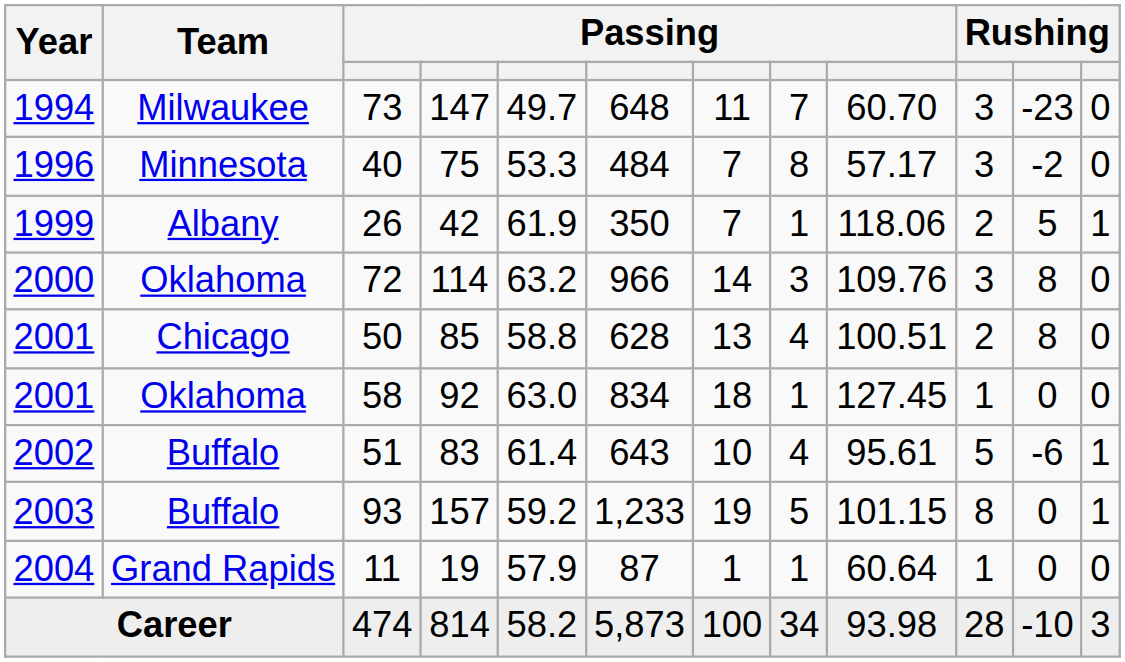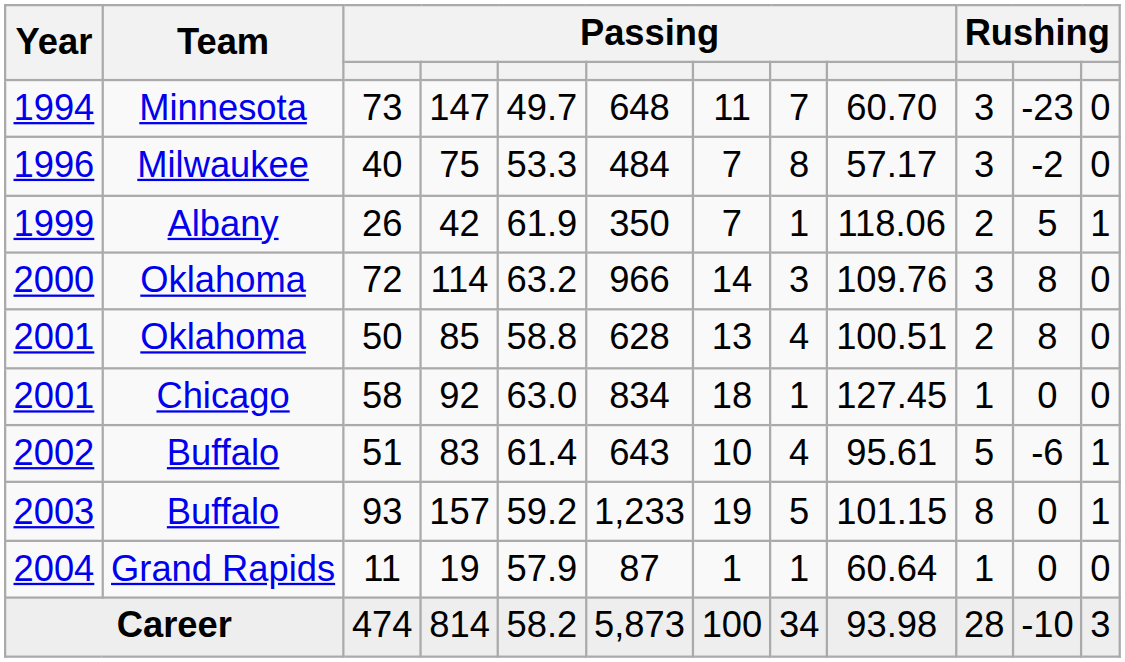(223, 107) Milwaukee -> (223, 107) Minnesota
(223, 165) Minnesota -> (223, 165) Milwaukee
(223, 338) Chicago -> (223, 338) Oklahoma
(223, 395) Oklahoma -> (223, 395) Chicago
